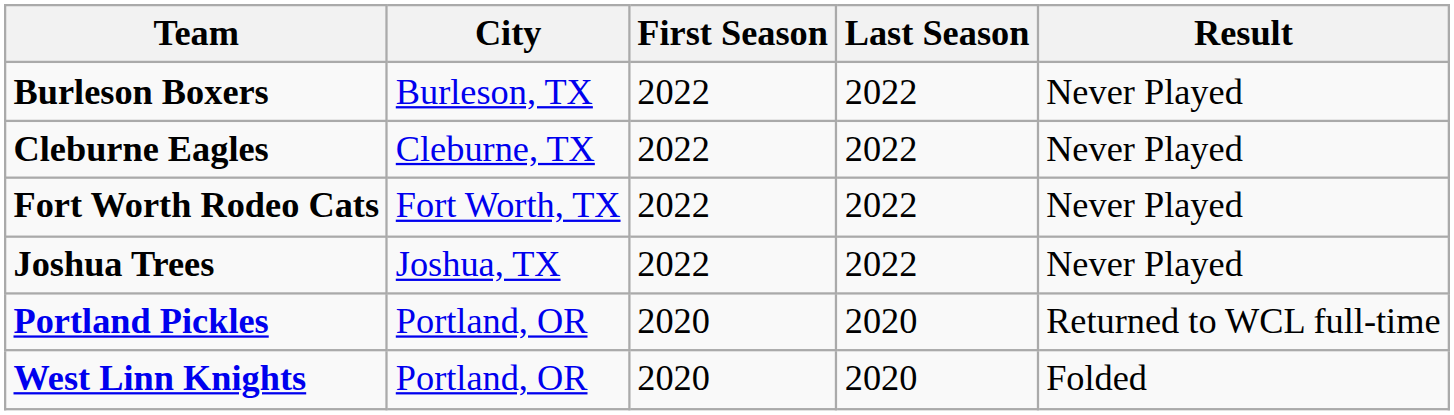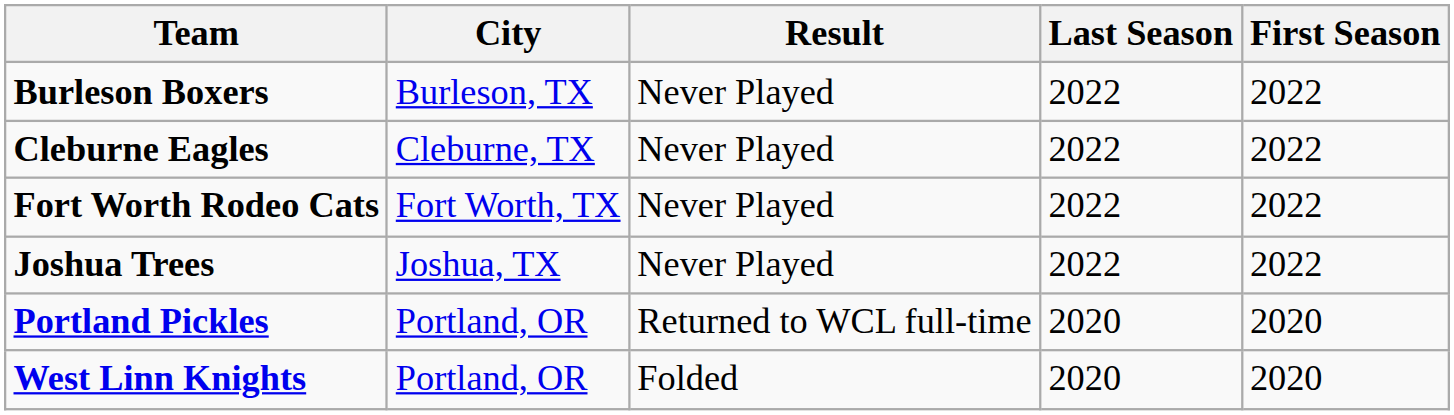columns swapped: (733, 33) <-> (1243, 33)
